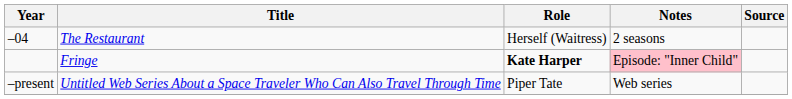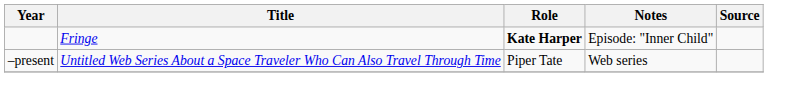- row: (102, 38)
(675, 61) pink background -> (651, 38) no background
